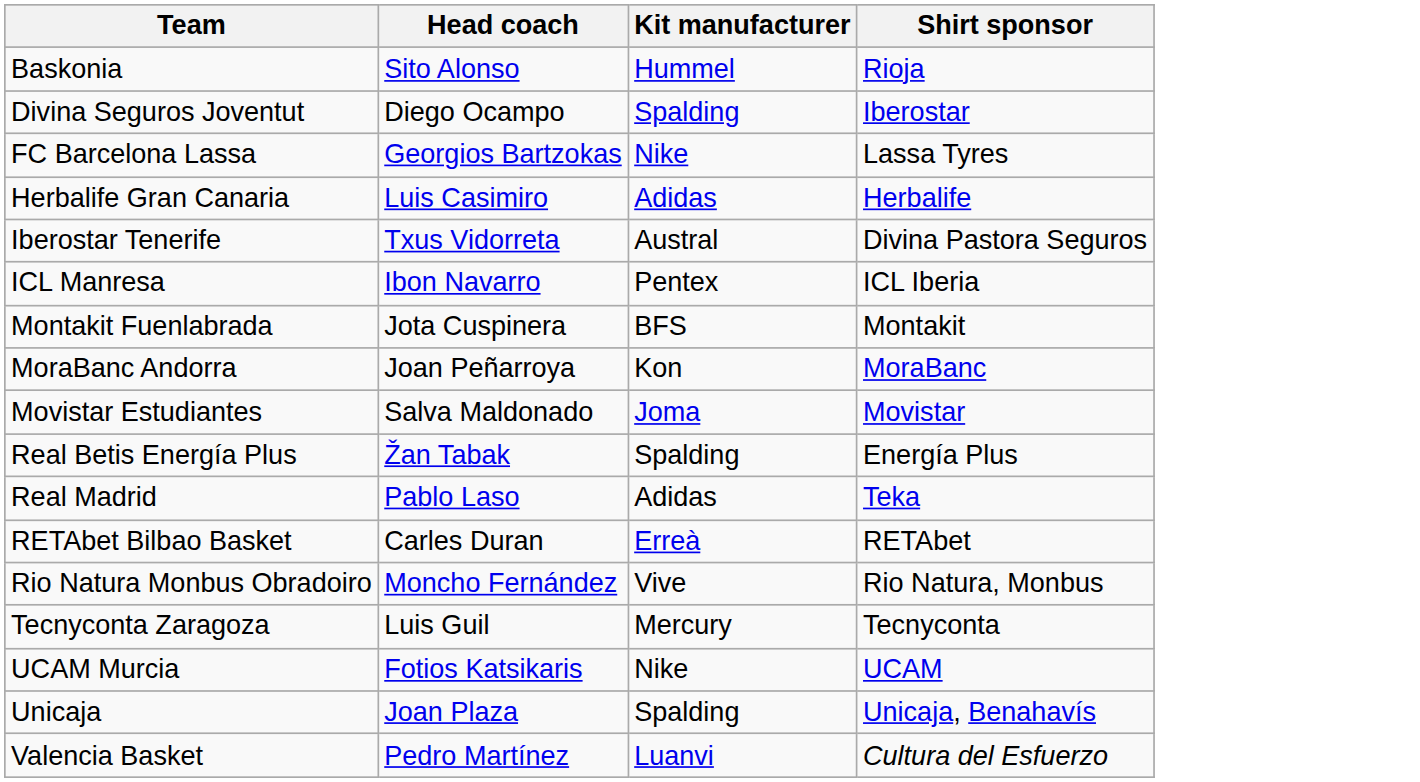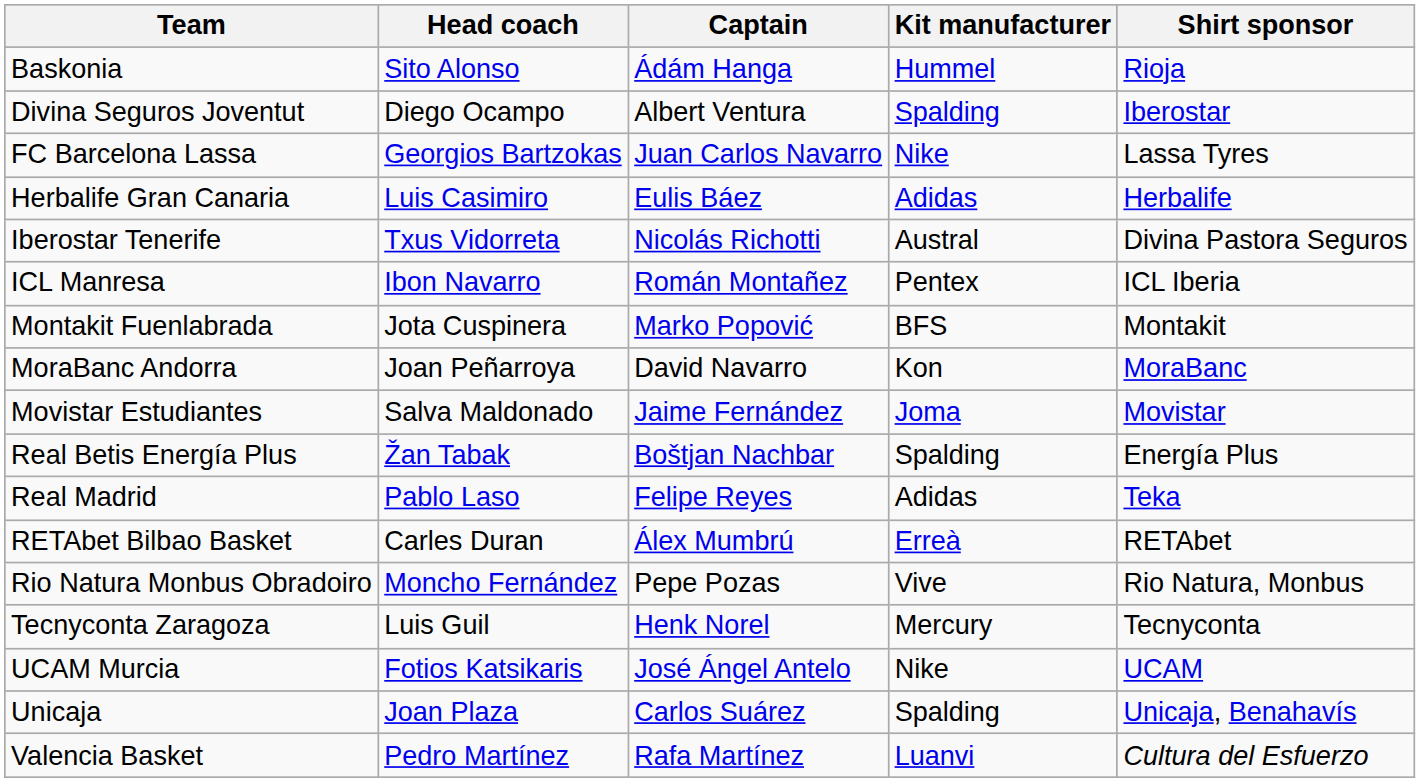+ column: (758, 25)
